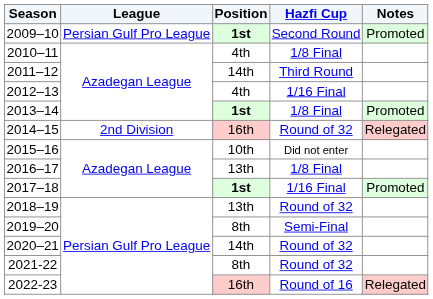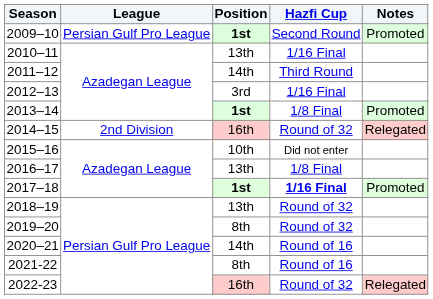(241, 52) 4th -> (241, 52) 13th
(316, 52) 1/8 Final -> (316, 52) 1/16 Final
(241, 91) 4th -> (241, 91) 3rd
(316, 188) normal -> (316, 188) bold
(316, 226) Semi-Final -> (316, 226) Round of 32
(316, 246) Round of 32 -> (316, 246) Round of 16
(316, 265) Round of 32 -> (316, 265) Round of 16
(316, 284) Round of 16 -> (316, 284) Round of 32
